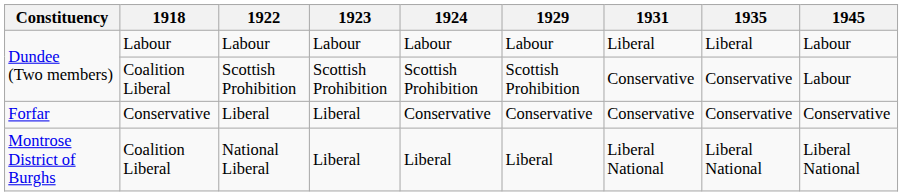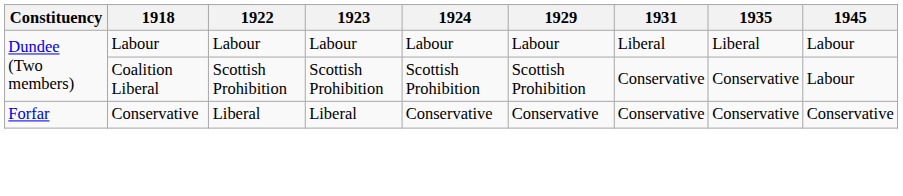- row: (250, 159)
